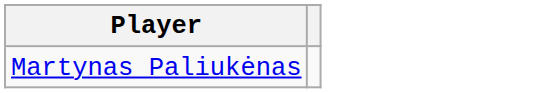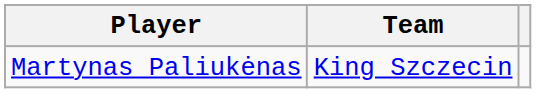+ column: (413, 26)
